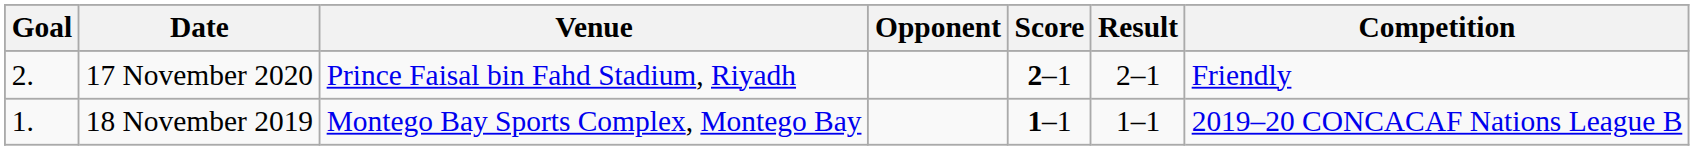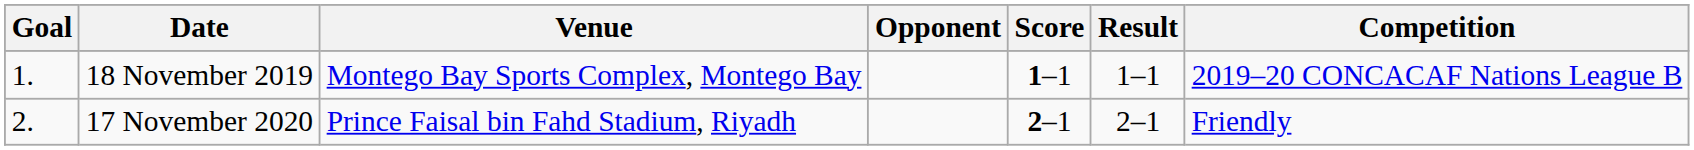rows swapped: (199, 121) <-> (199, 74)
